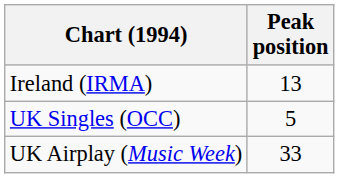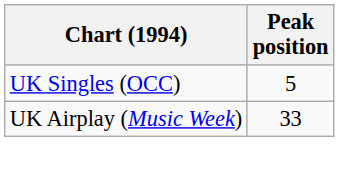- row: (81, 82)
